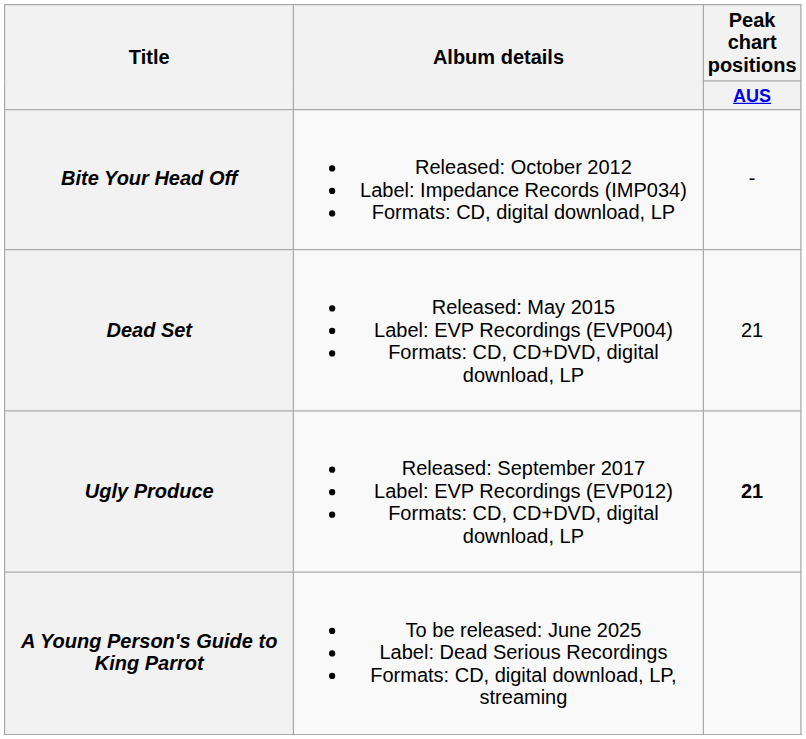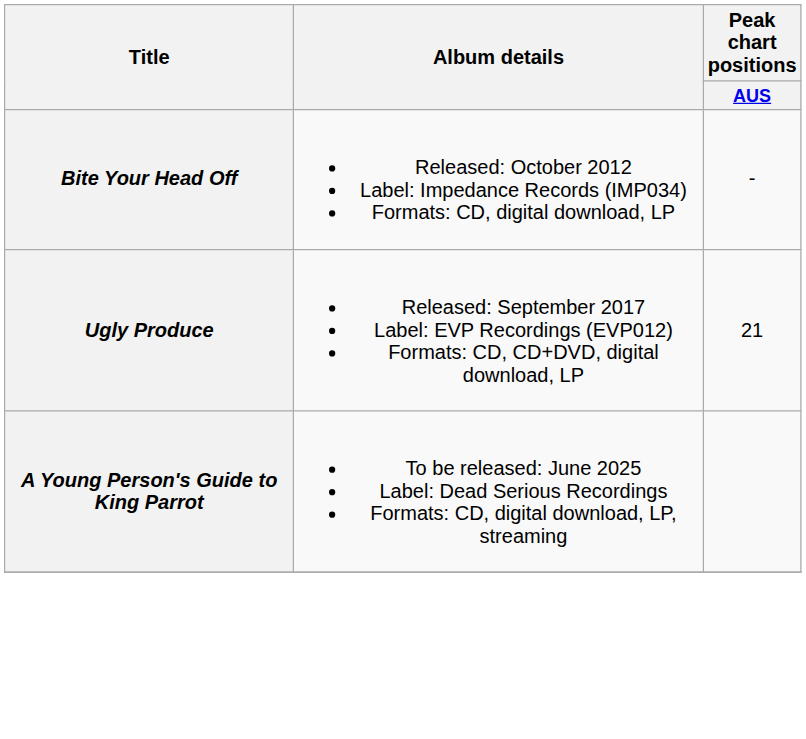- row: (149, 329)
(752, 491) bold -> (752, 329) normal
